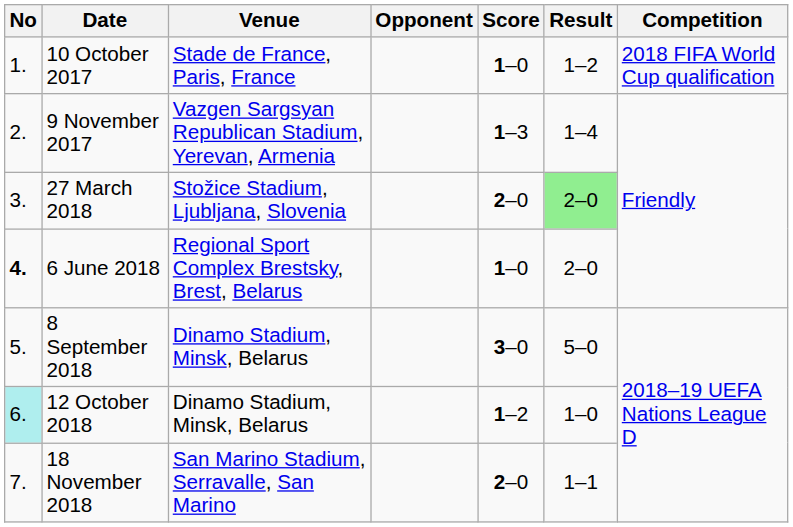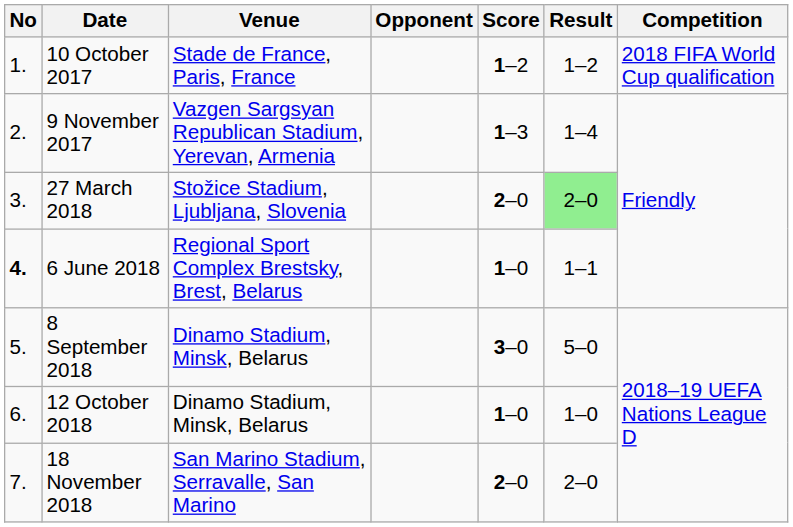(511, 65) 1–0 -> (511, 65) 1–2
(581, 267) 2–0 -> (581, 267) 1–1
(18, 414) paleturquoise background -> (18, 414) no background
(511, 414) 1–2 -> (511, 414) 1–0
(581, 482) 1–1 -> (581, 482) 2–0
